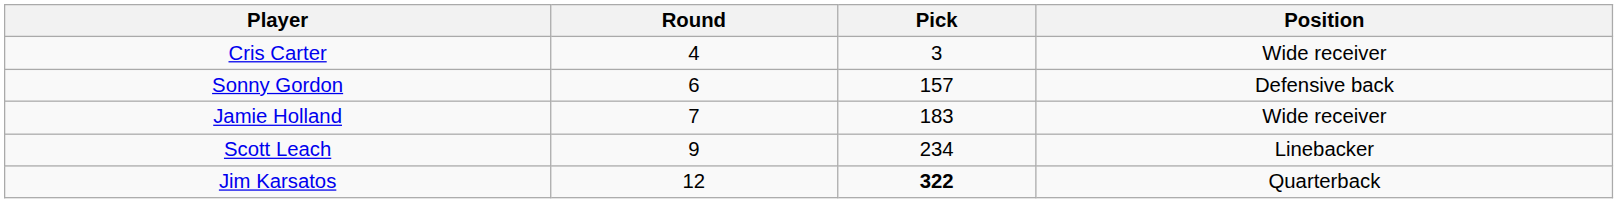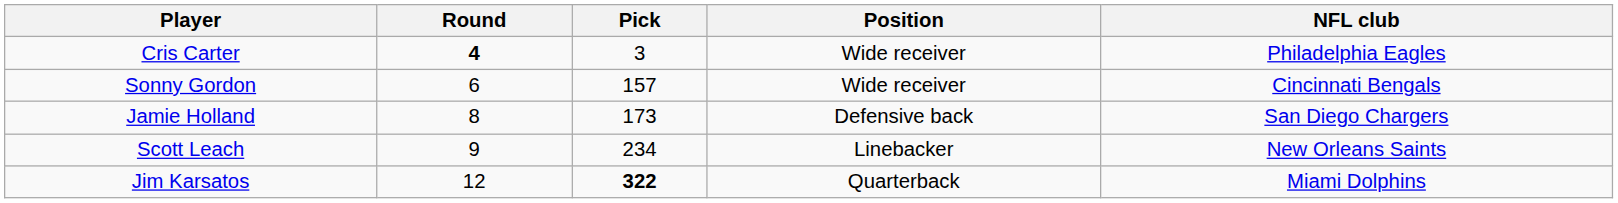+ column: (1356, 20)
(694, 52) normal -> (474, 52) bold
(1324, 85) Defensive back -> (904, 85) Wide receiver
(694, 117) 7 -> (474, 117) 8
(937, 117) 183 -> (640, 117) 173
(1324, 117) Wide receiver -> (904, 117) Defensive back
